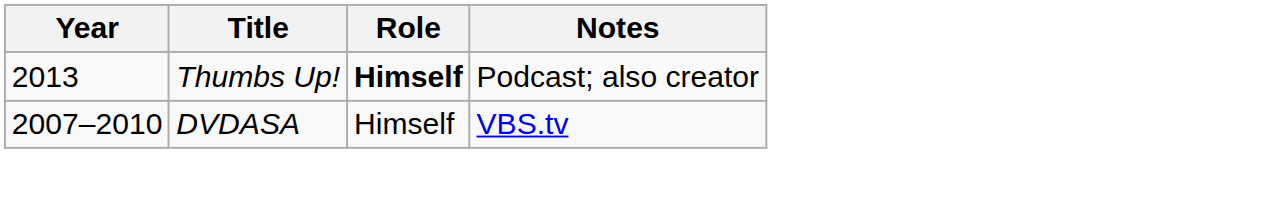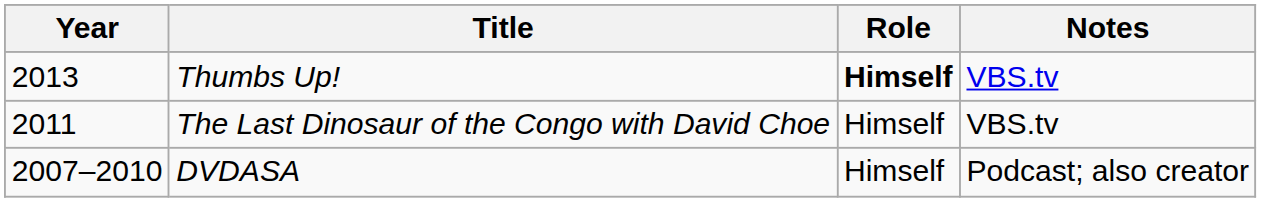(618, 76) Podcast; also creator -> (1012, 76) VBS.tv
+ row: (503, 123)
(522, 123) VBS.tv -> (1108, 171) Podcast; also creator
